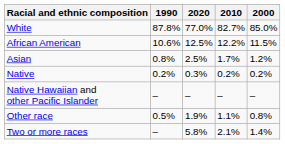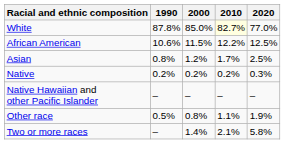columns swapped: (263, 12) <-> (199, 12)
(231, 28) no background -> (231, 28) lightyellow background
